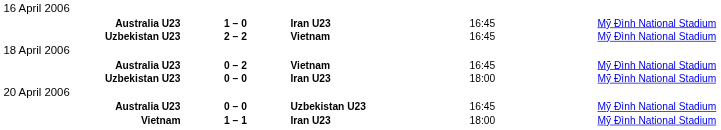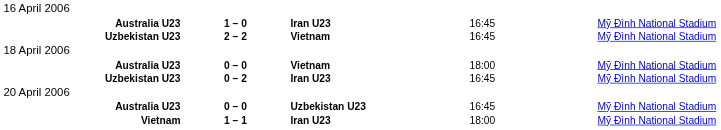(235, 65) 0 – 2 -> (235, 65) 0 – 0
(482, 65) 16:45 -> (482, 65) 18:00
(235, 79) 0 – 0 -> (235, 79) 0 – 2
(482, 79) 18:00 -> (482, 79) 16:45
